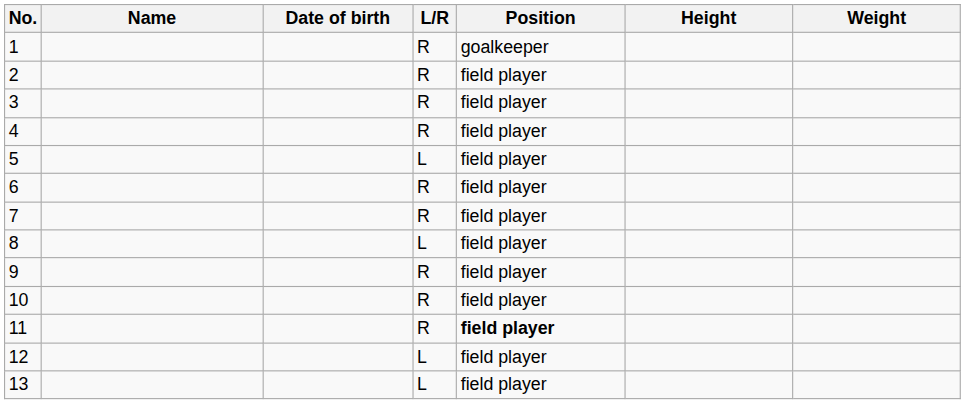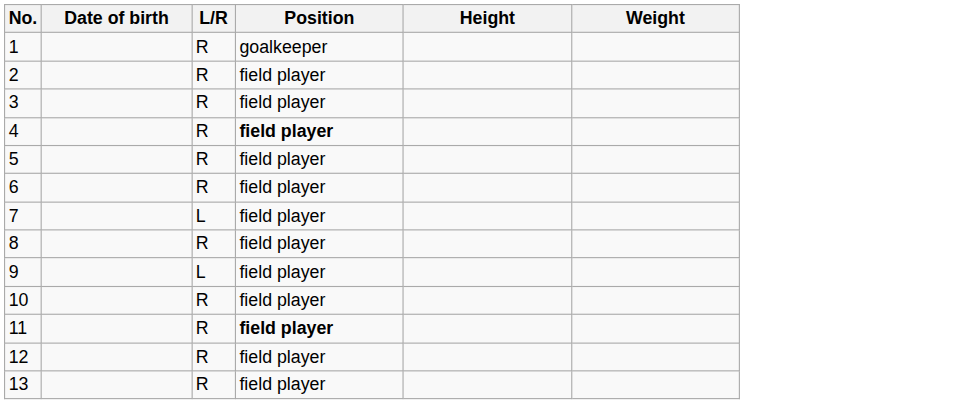- column: (152, 18)
(504, 131) normal -> (286, 131) bold
(422, 159) L -> (202, 159) R
(423, 215) R -> (201, 215) L
(422, 243) L -> (202, 243) R
(423, 272) R -> (201, 272) L
(422, 356) L -> (202, 356) R
(422, 384) L -> (202, 384) R
